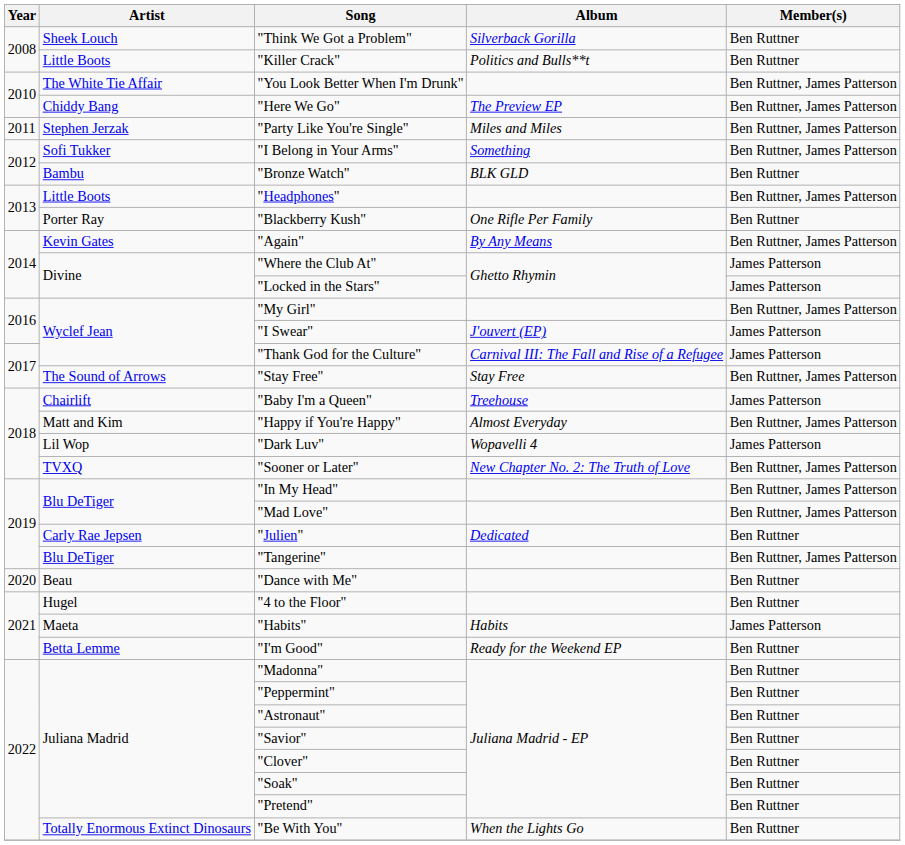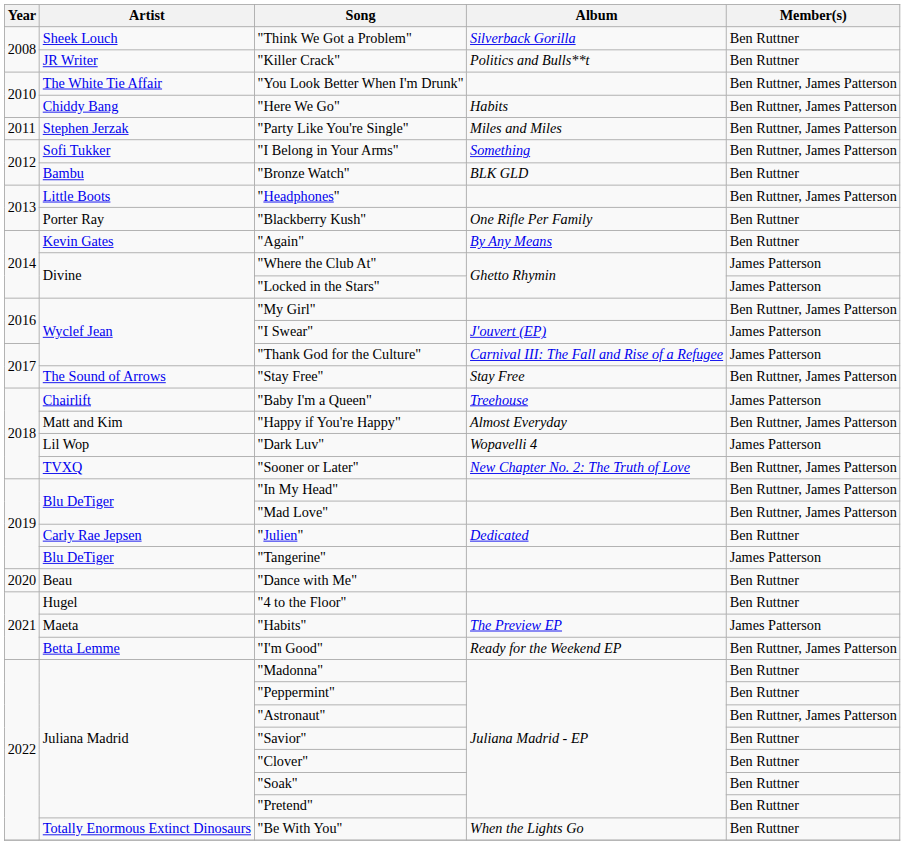(77, 60) Little Boots -> (70, 60) JR Writer
(516, 106) The Preview EP -> (489, 106) Habits
(813, 241) Ben Ruttner, James Patterson -> (764, 241) Ben Ruttner
(813, 557) Ben Ruttner, James Patterson -> (775, 557) James Patterson
(489, 625) Habits -> (516, 625) The Preview EP
(764, 648) Ben Ruttner -> (813, 648) Ben Ruttner, James Patterson
(764, 715) Ben Ruttner -> (813, 715) Ben Ruttner, James Patterson
